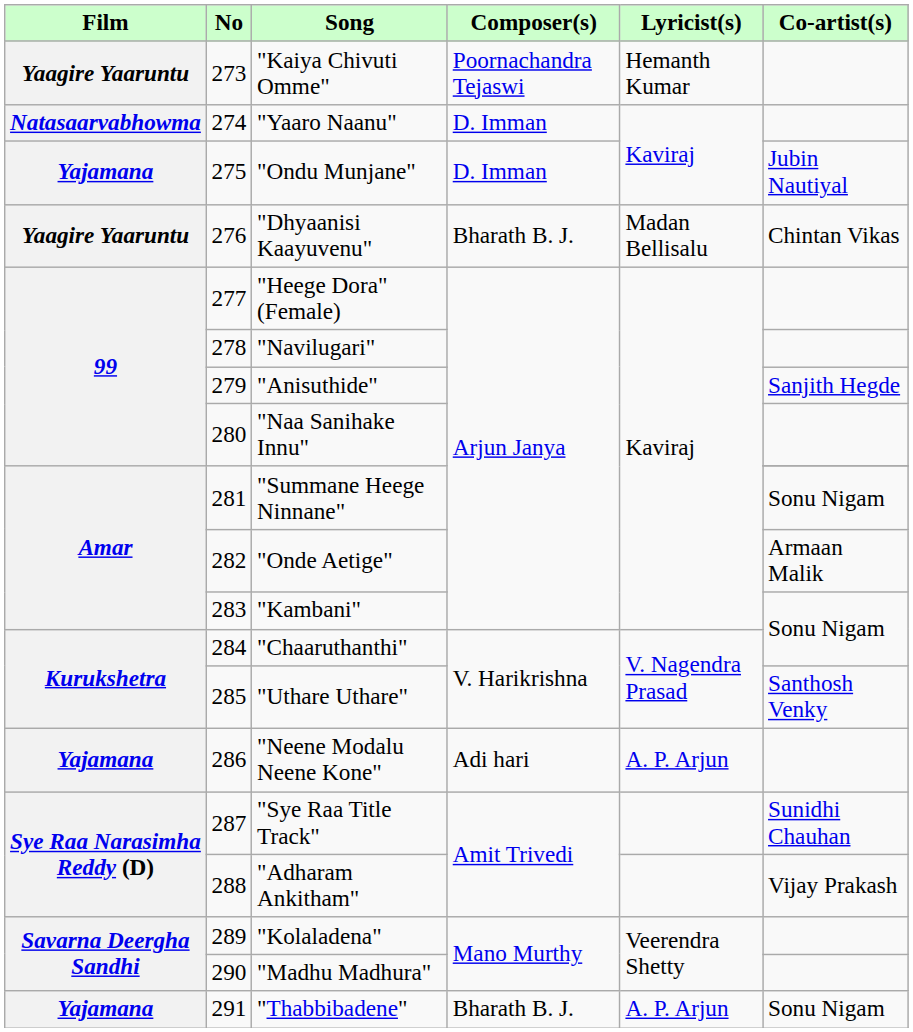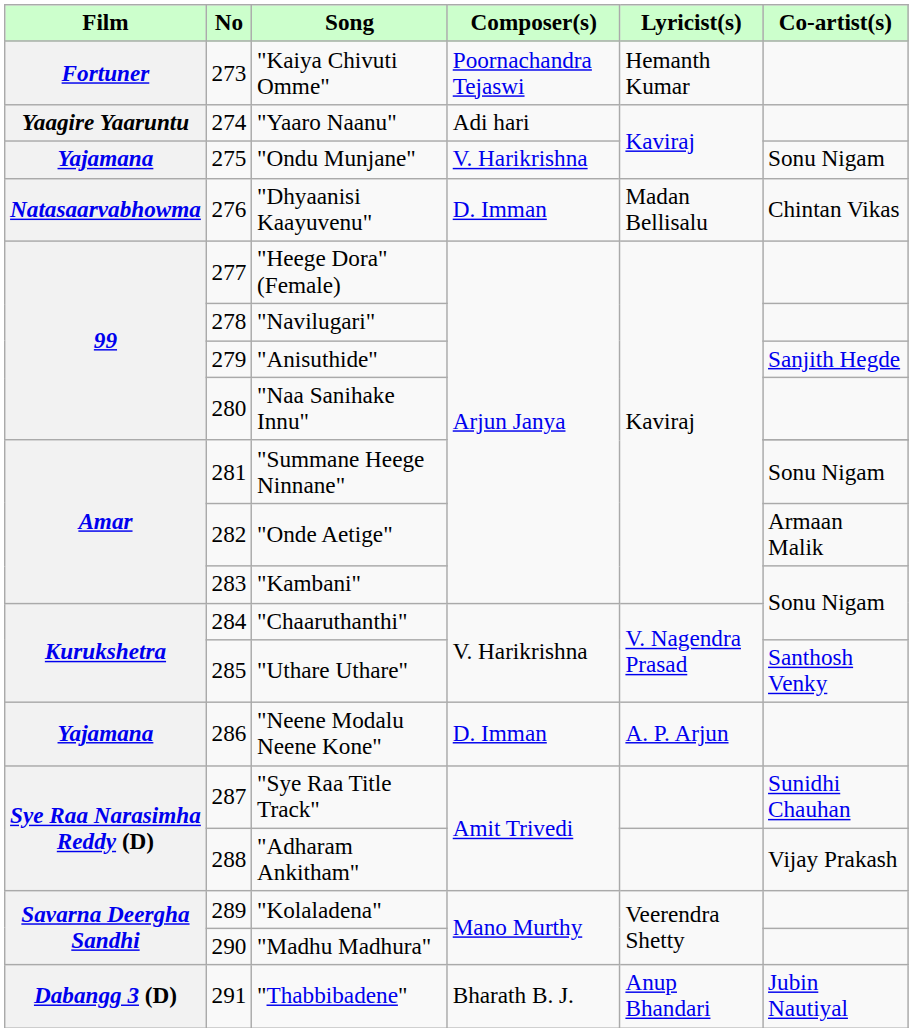(105, 72) Yaagire Yaaruntu -> (105, 72) Fortuner
(105, 122) Natasaarvabhowma -> (105, 122) Yaagire Yaaruntu
(500, 122) D. Imman -> (491, 122) Adi hari
(500, 172) D. Imman -> (520, 159) V. Harikrishna
(808, 172) Jubin Nautiyal -> (826, 159) Sonu Nigam
(105, 235) Yaagire Yaaruntu -> (105, 209) Natasaarvabhowma
(513, 235) Bharath B. J. -> (500, 209) D. Imman
(491, 759) Adi hari -> (500, 733) D. Imman
(105, 1009) Yajamana -> (105, 996) Dabangg 3 (D)
(677, 1009) A. P. Arjun -> (668, 996) Anup Bhandari
(826, 1009) Sonu Nigam -> (808, 996) Jubin Nautiyal
